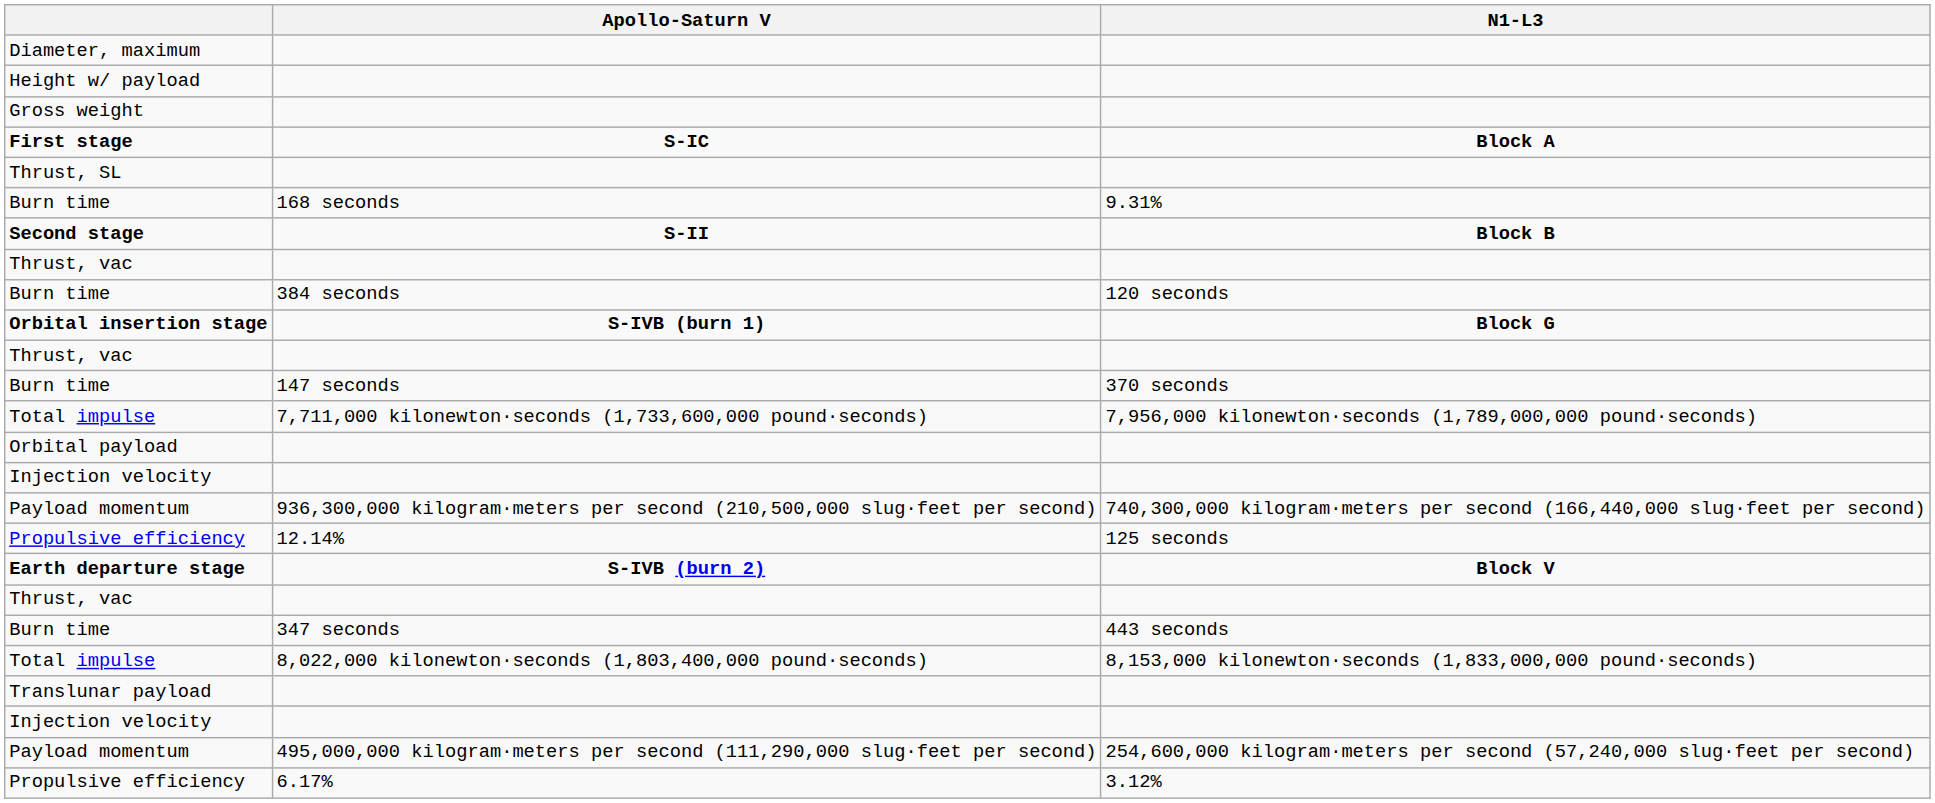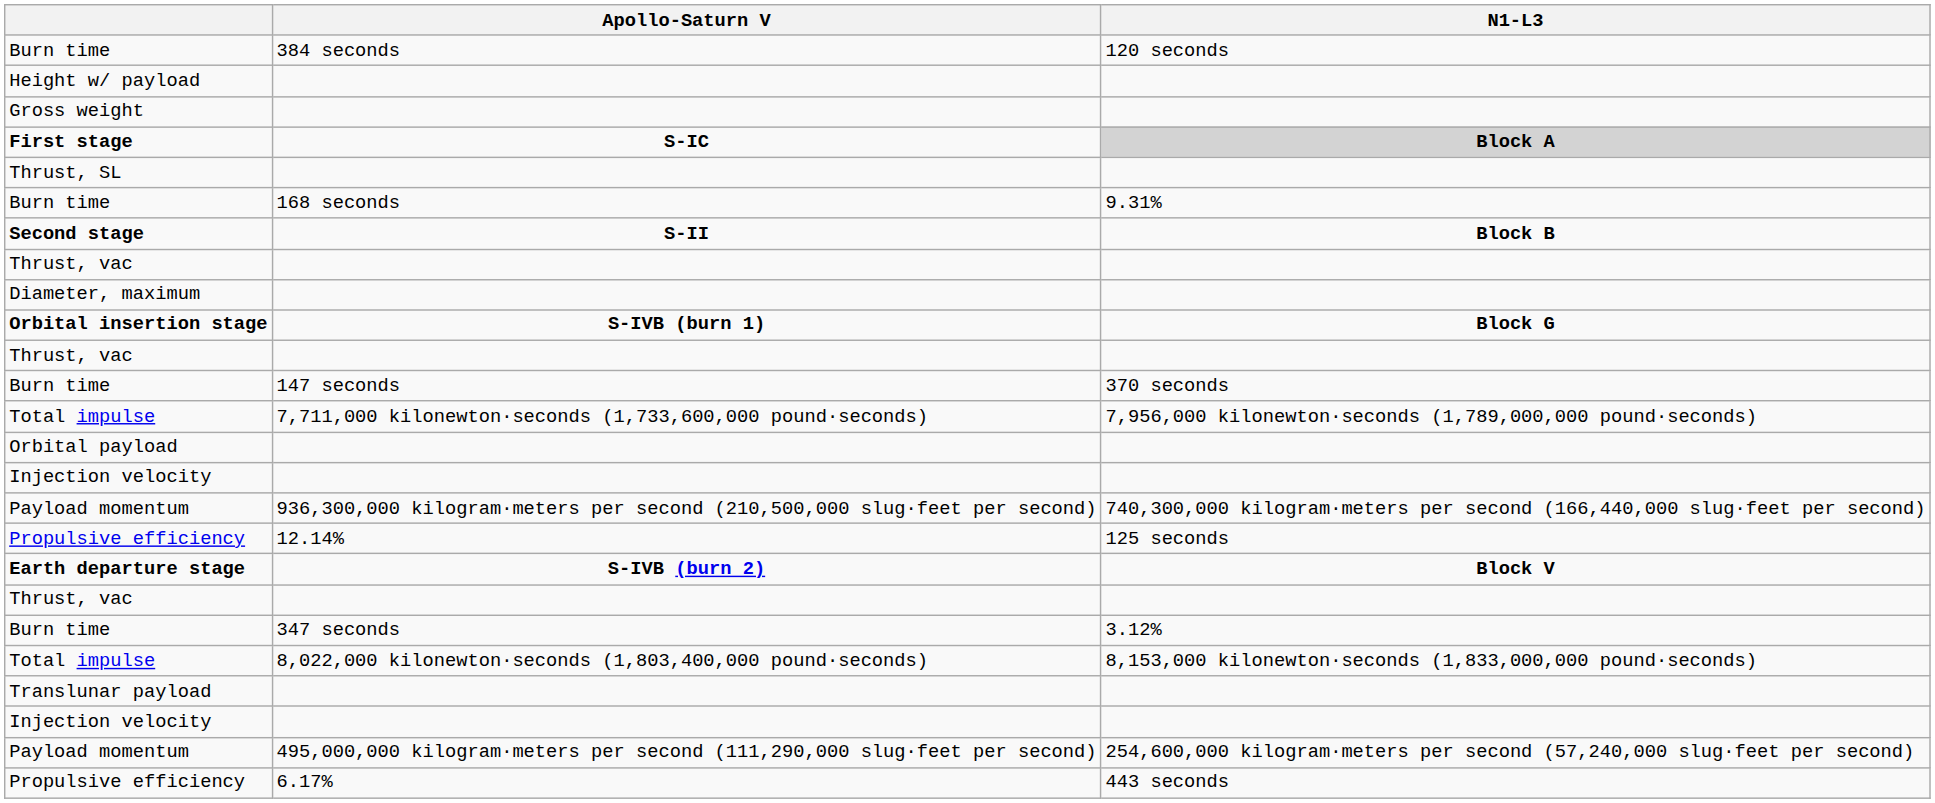rows swapped: (105, 50) <-> (60, 295)
(1515, 142) no background -> (1515, 142) lightgrey background
(1167, 630) 443 seconds -> (1134, 630) 3.12%
(1134, 783) 3.12% -> (1167, 783) 443 seconds
